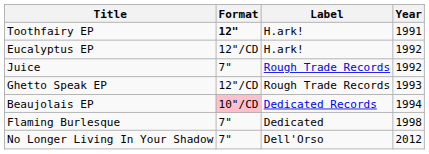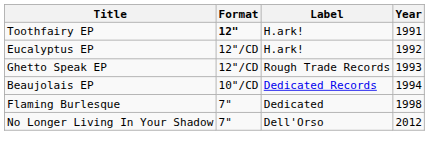- row: (24, 67)
(239, 103) pink background -> (239, 85) no background
